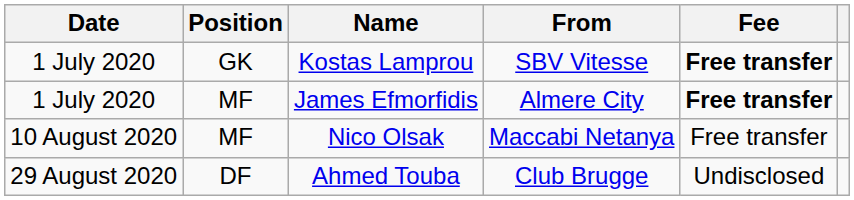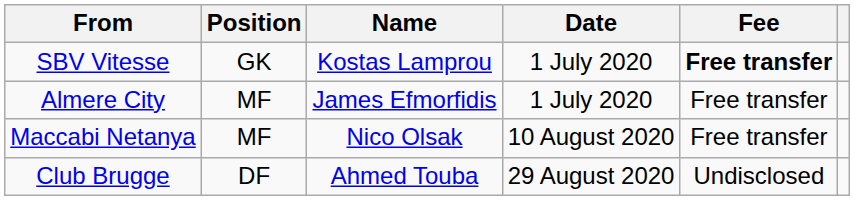columns swapped: (94, 23) <-> (582, 23)
(759, 99) bold -> (759, 99) normal
